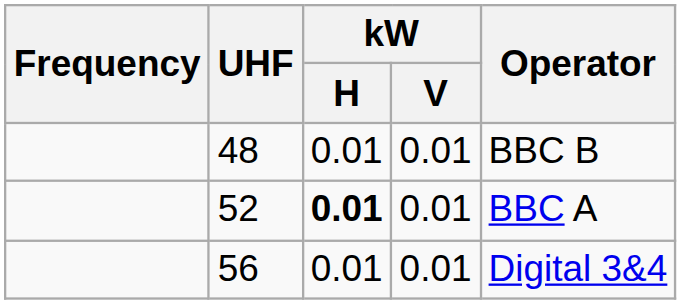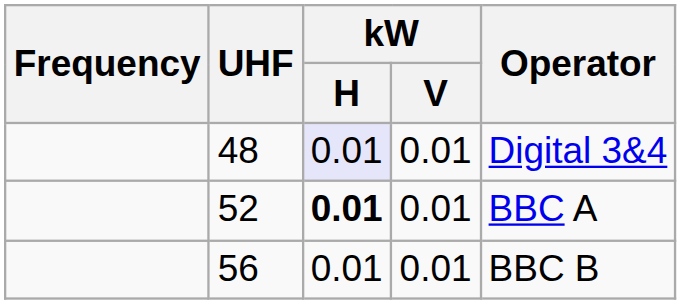(347, 151) no background -> (347, 151) lavender background
(544, 151) BBC B -> (578, 151) Digital 3&4
(578, 268) Digital 3&4 -> (544, 268) BBC B
